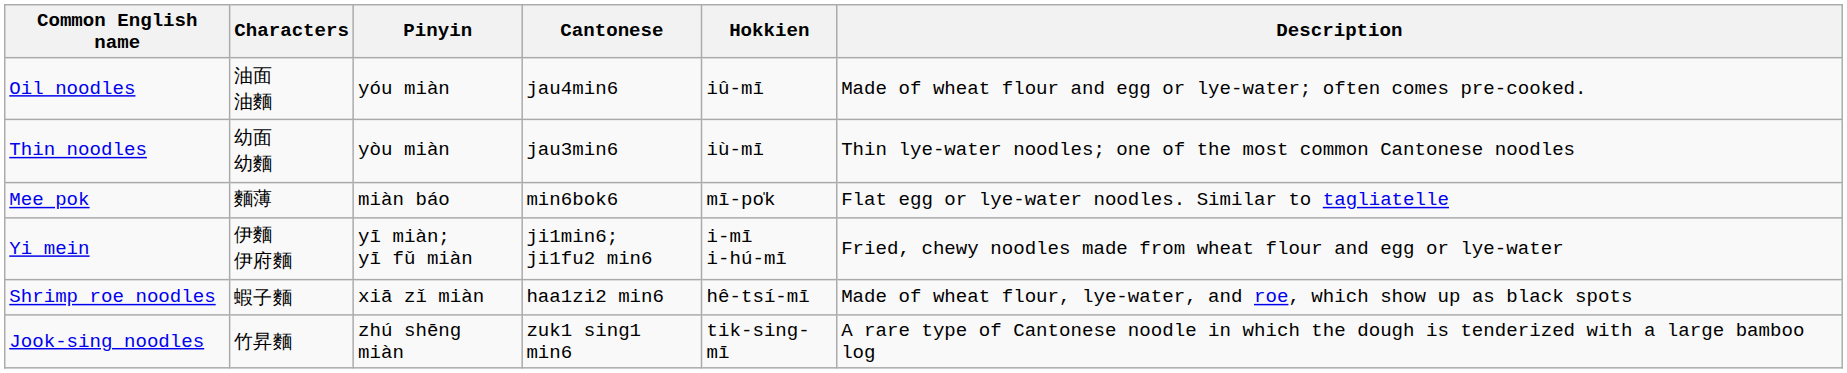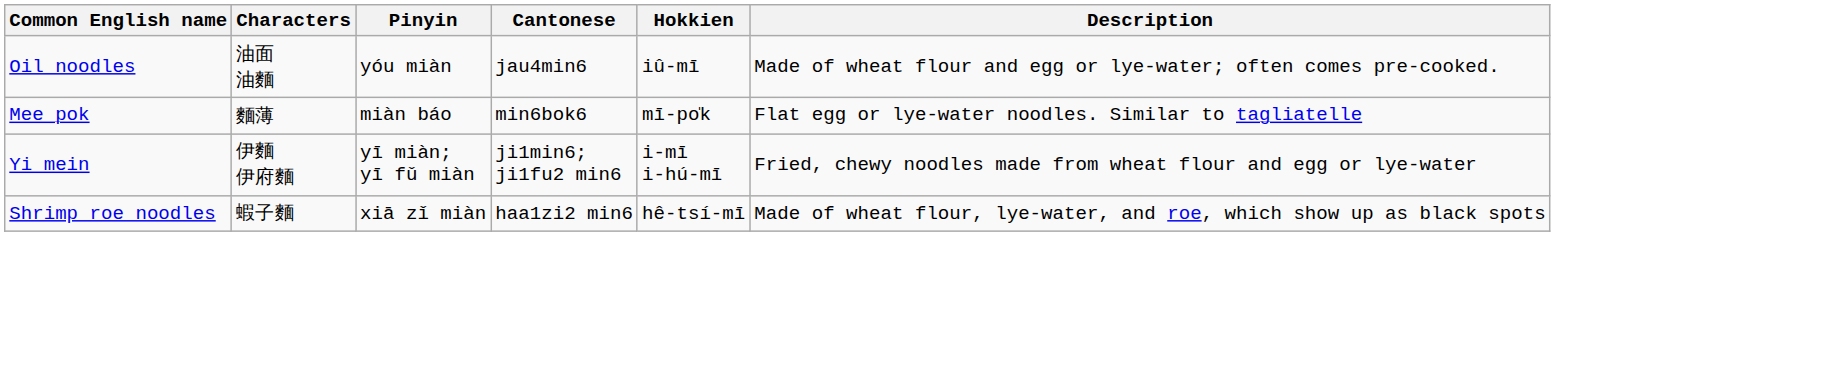- row: (78, 151)
- row: (107, 342)
